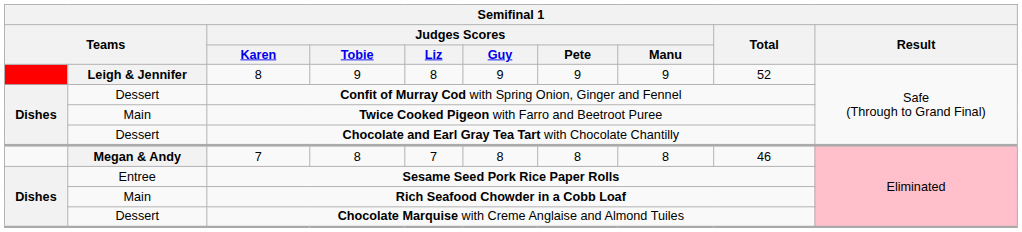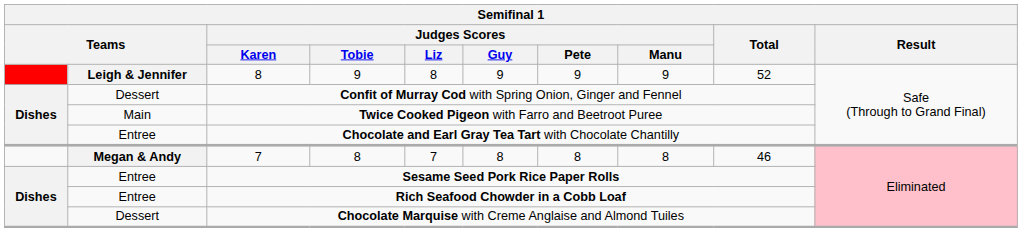(137, 135) Dessert -> (137, 135) Entree
(137, 197) Main -> (137, 197) Entree
